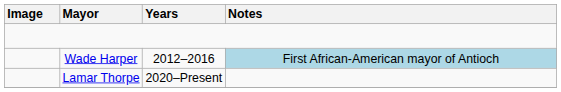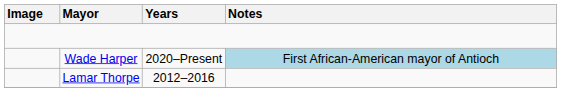(184, 58) 2012–2016 -> (184, 58) 2020–Present
(184, 77) 2020–Present -> (184, 77) 2012–2016
